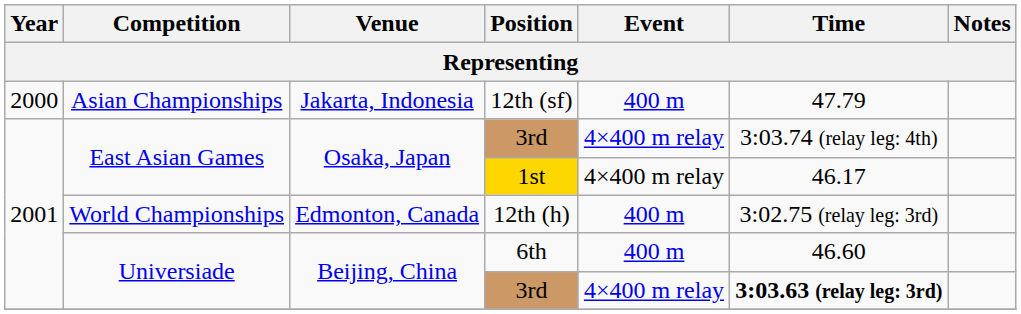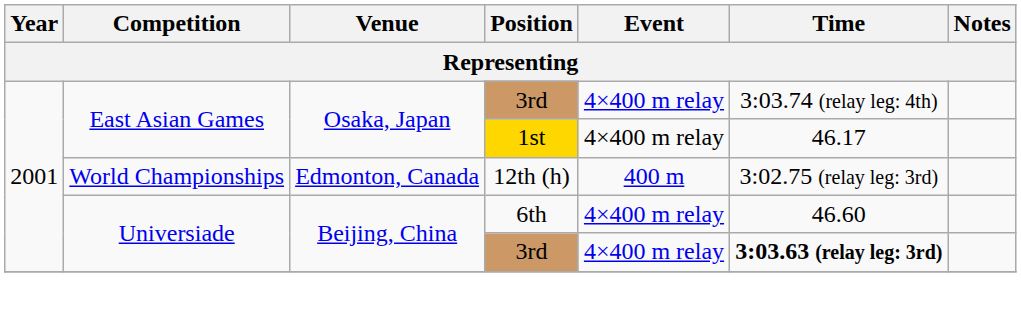- row: (177, 99)
(654, 251) 400 m -> (654, 213) 4×400 m relay
